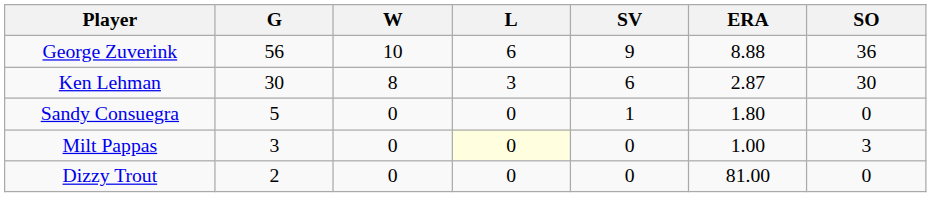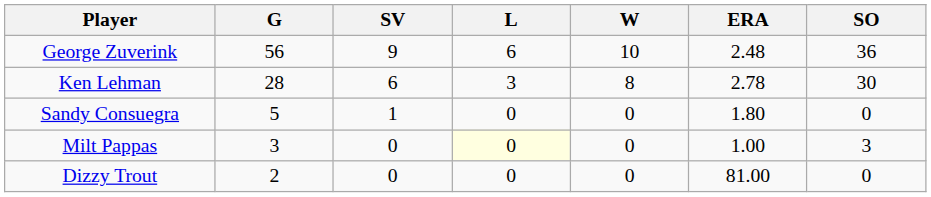columns swapped: (393, 20) <-> (630, 20)
(748, 51) 8.88 -> (748, 51) 2.48
(274, 82) 30 -> (274, 82) 28
(748, 82) 2.87 -> (748, 82) 2.78
